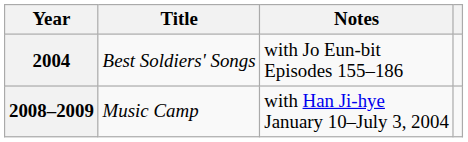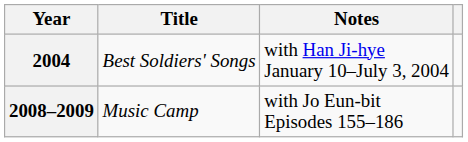(334, 60) with Jo Eun-bit Episodes 155–186 -> (357, 60) with Han Ji-hye January 10–July 3, 2004
(357, 111) with Han Ji-hye January 10–July 3, 2004 -> (334, 111) with Jo Eun-bit Episodes 155–186
